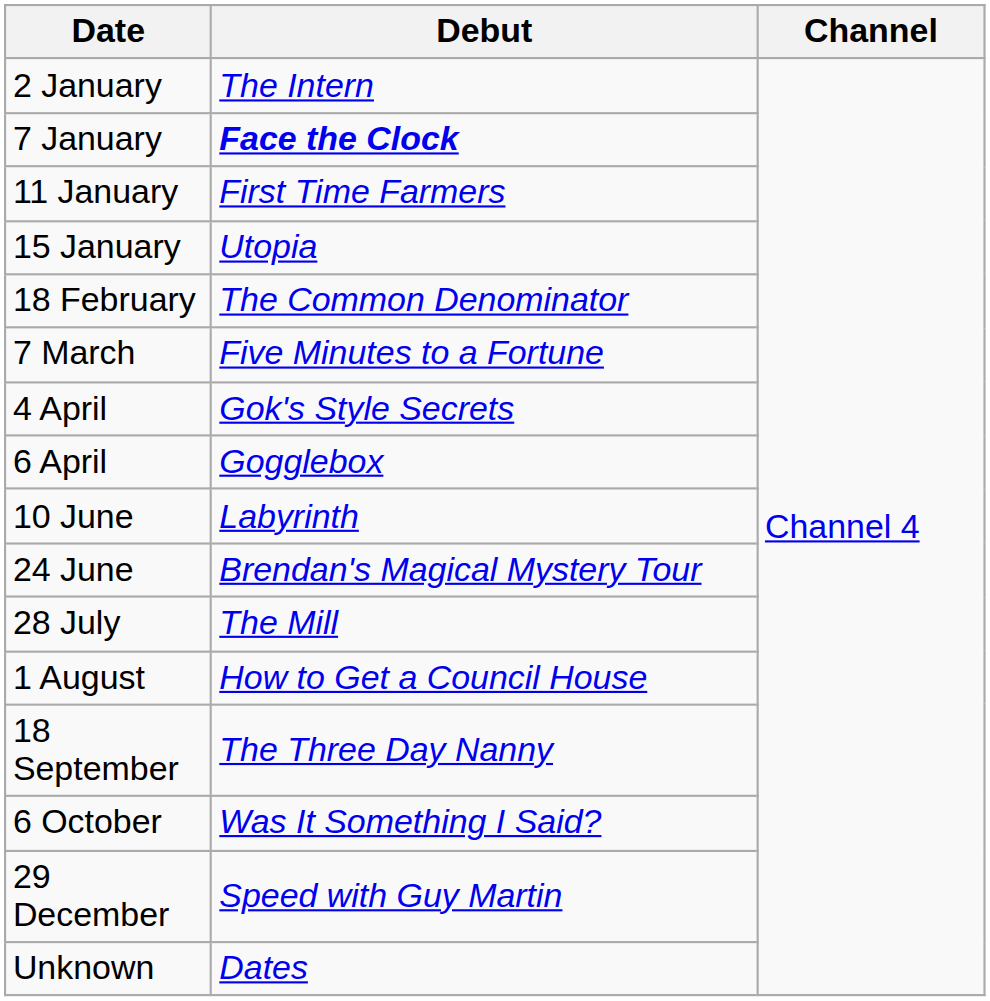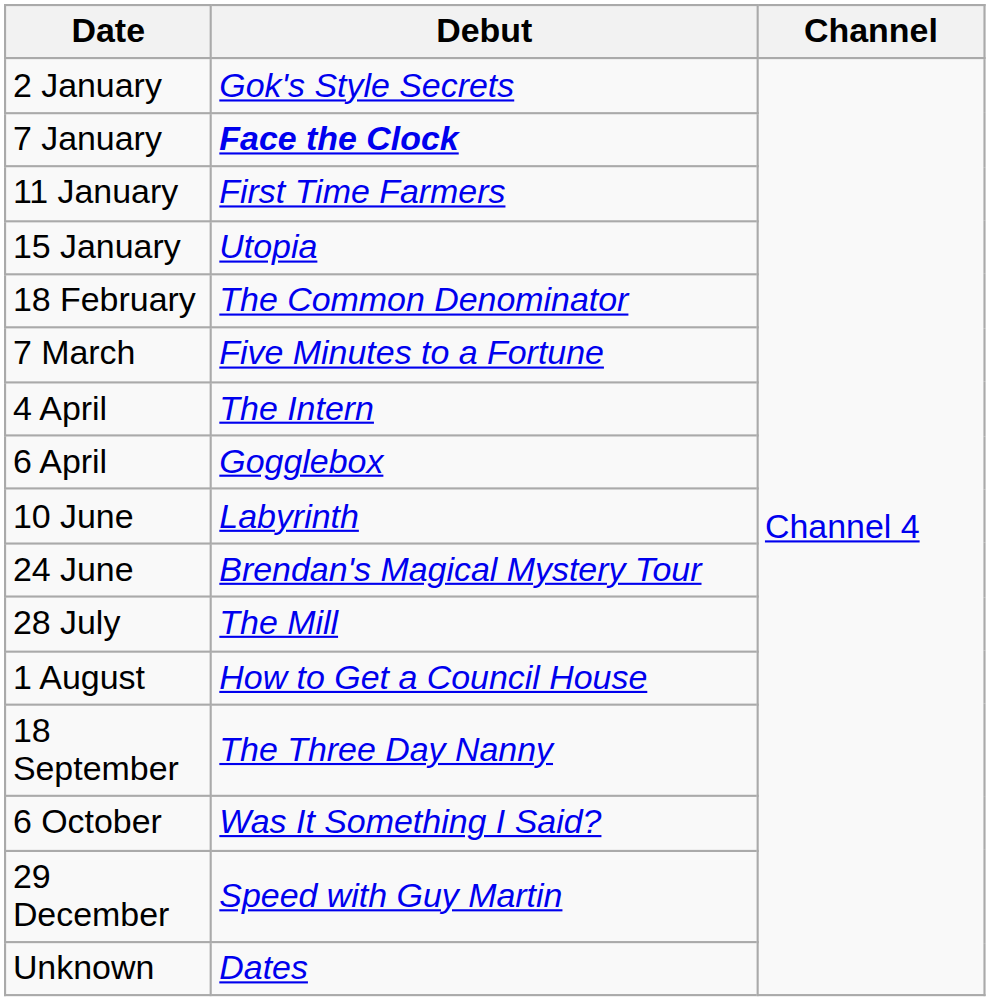(297, 85) The Intern -> (367, 85) Gok's Style Secrets
(367, 407) Gok's Style Secrets -> (297, 407) The Intern
